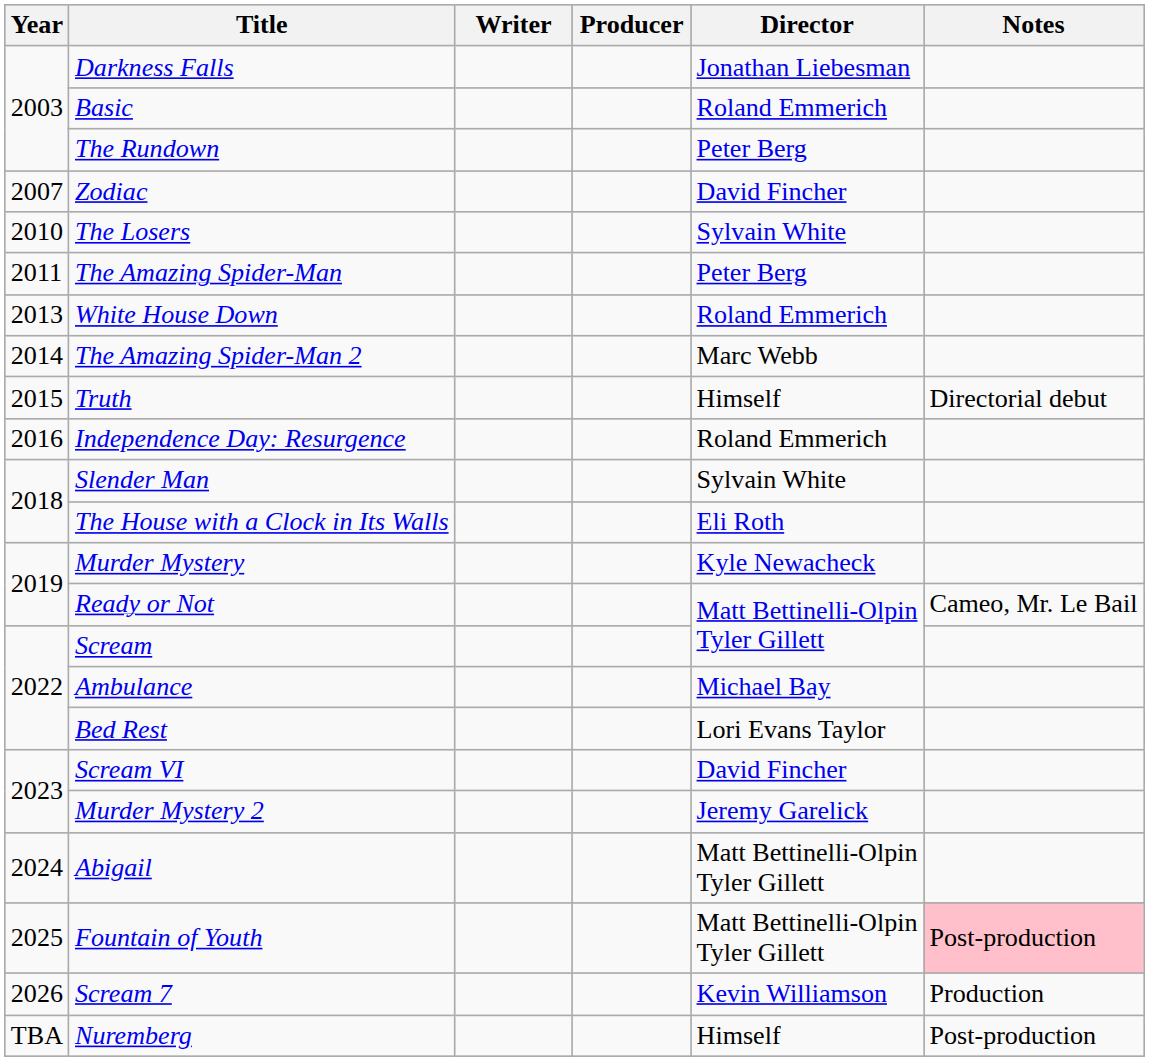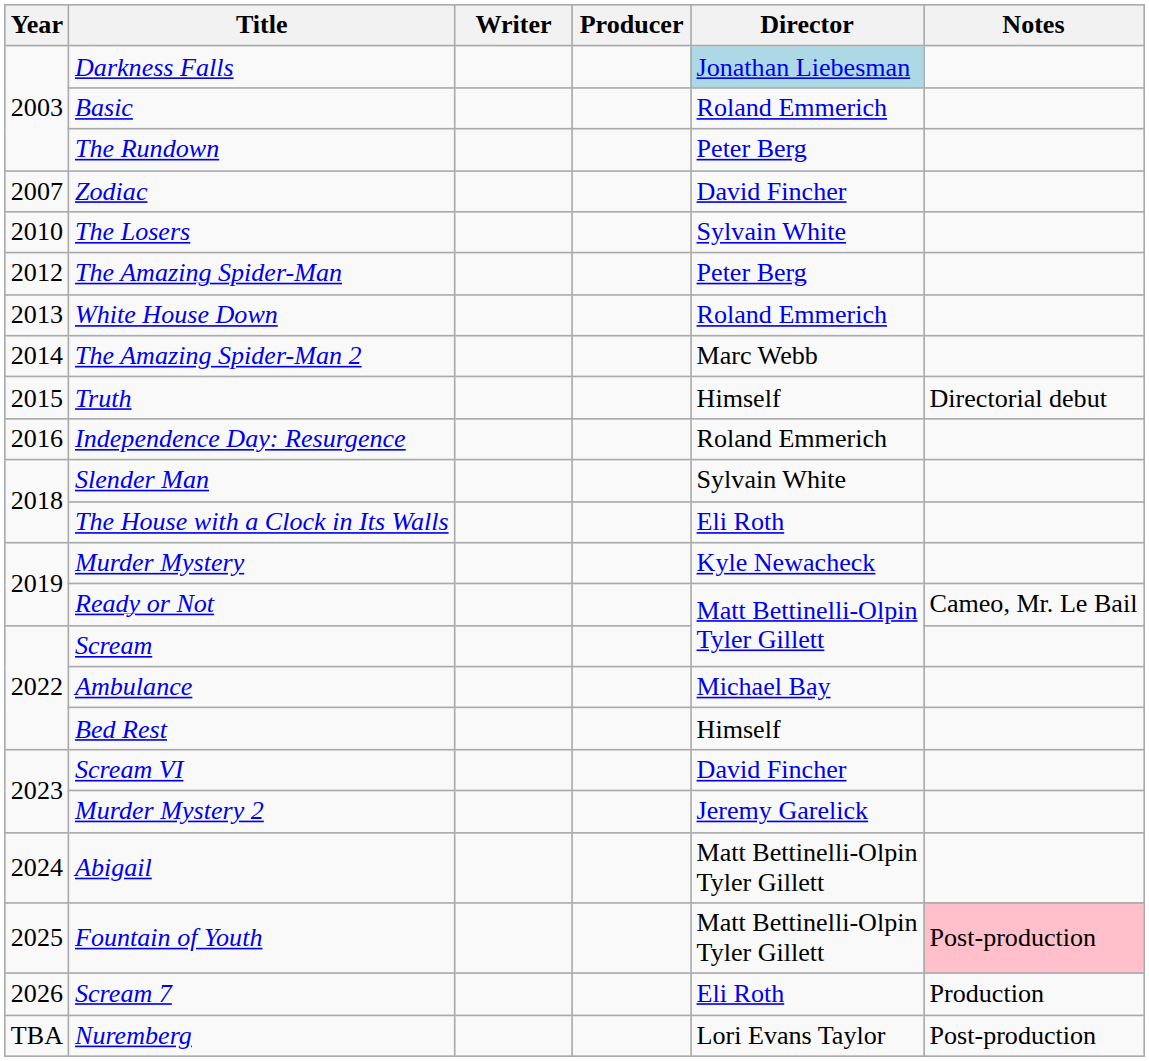(803, 66) no background -> (803, 66) lightblue background
(36, 273) 2011 -> (37, 273) 2012
(791, 728) Lori Evans Taylor -> (739, 728) Himself
(792, 993) Kevin Williamson -> (740, 993) Eli Roth
(739, 1035) Himself -> (791, 1035) Lori Evans Taylor
